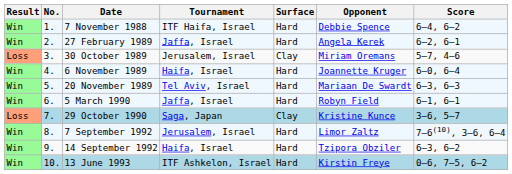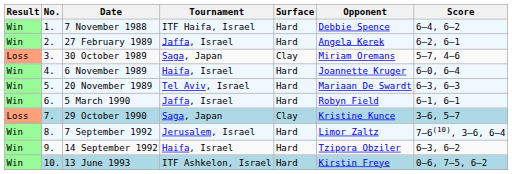(209, 56) Jerusalem, Israel -> (192, 56) Saga, Japan
